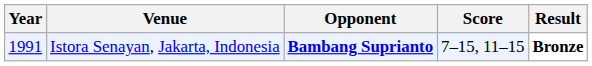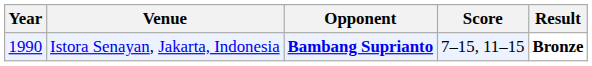(25, 46) 1991 -> (25, 46) 1990
